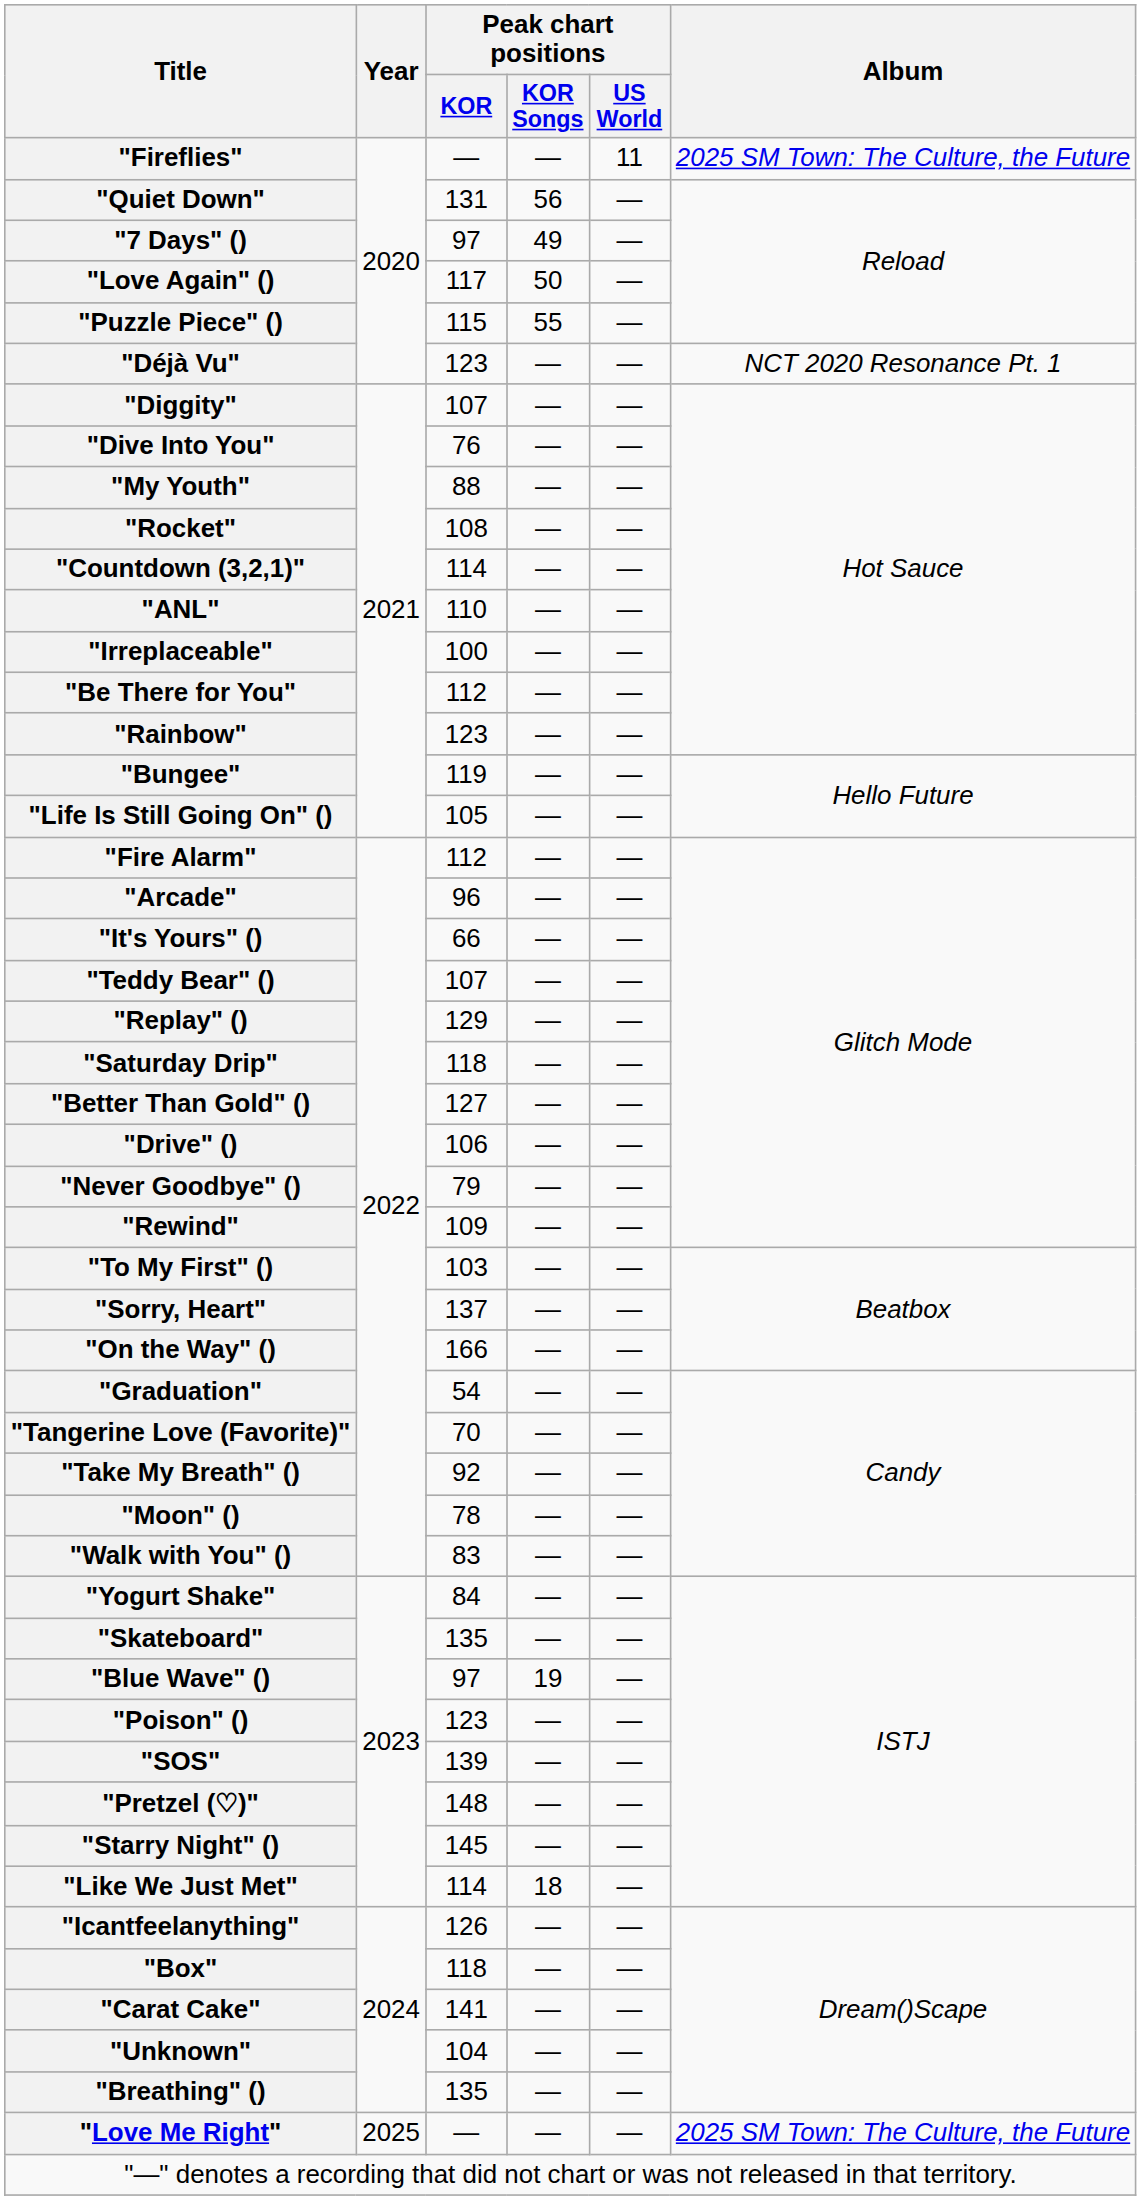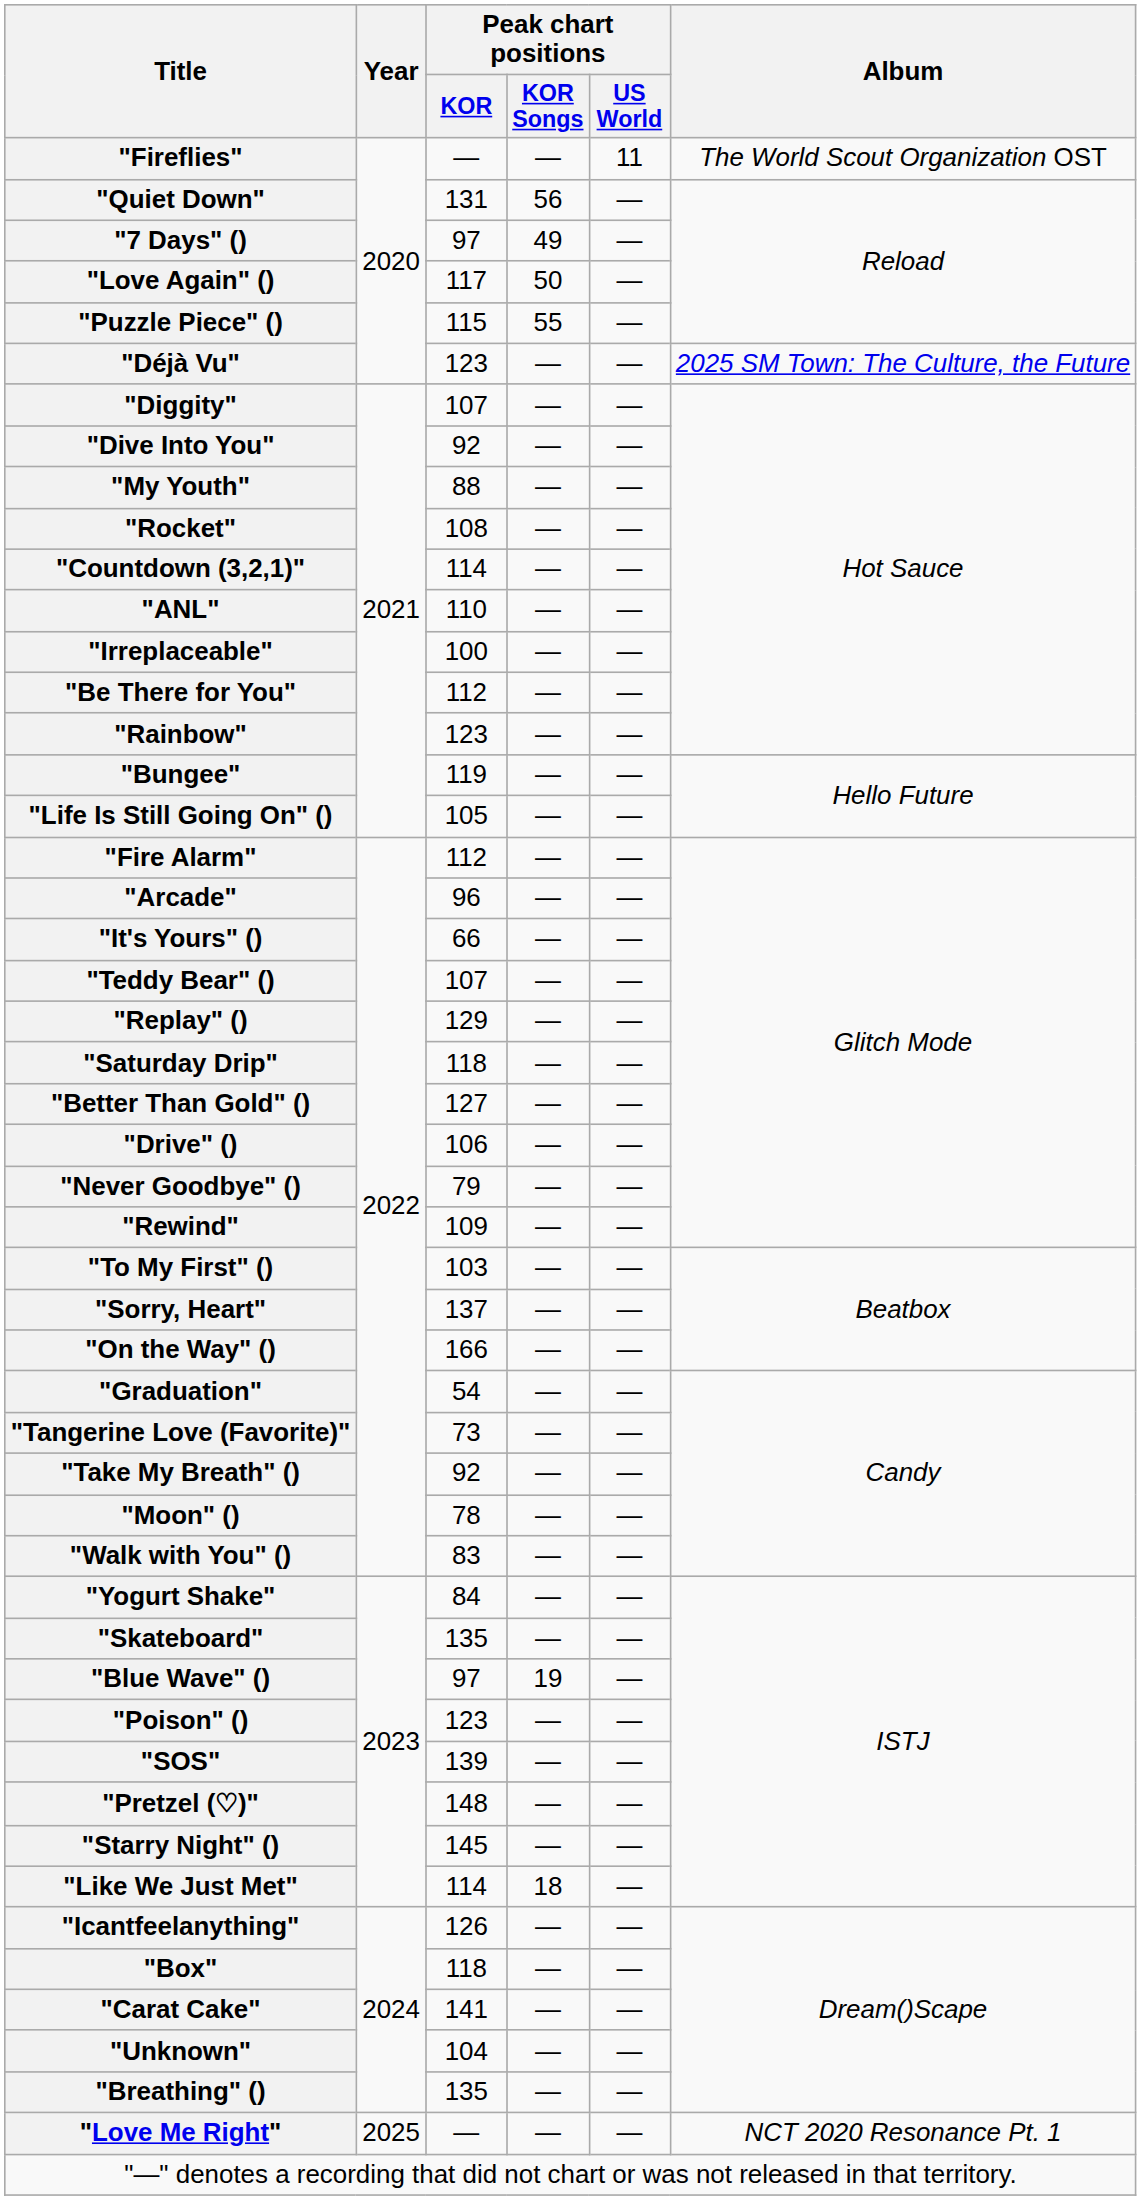(903, 158) 2025 SM Town: The Culture, the Future -> (903, 158) The World Scout Organization OST
(903, 363) NCT 2020 Resonance Pt. 1 -> (903, 363) 2025 SM Town: The Culture, the Future
(466, 445) 76 -> (466, 445) 92
(466, 1432) 70 -> (466, 1432) 73
(903, 2132) 2025 SM Town: The Culture, the Future -> (903, 2132) NCT 2020 Resonance Pt. 1
